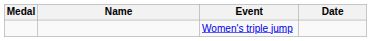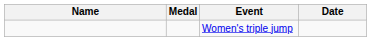columns swapped: (21, 12) <-> (119, 12)
